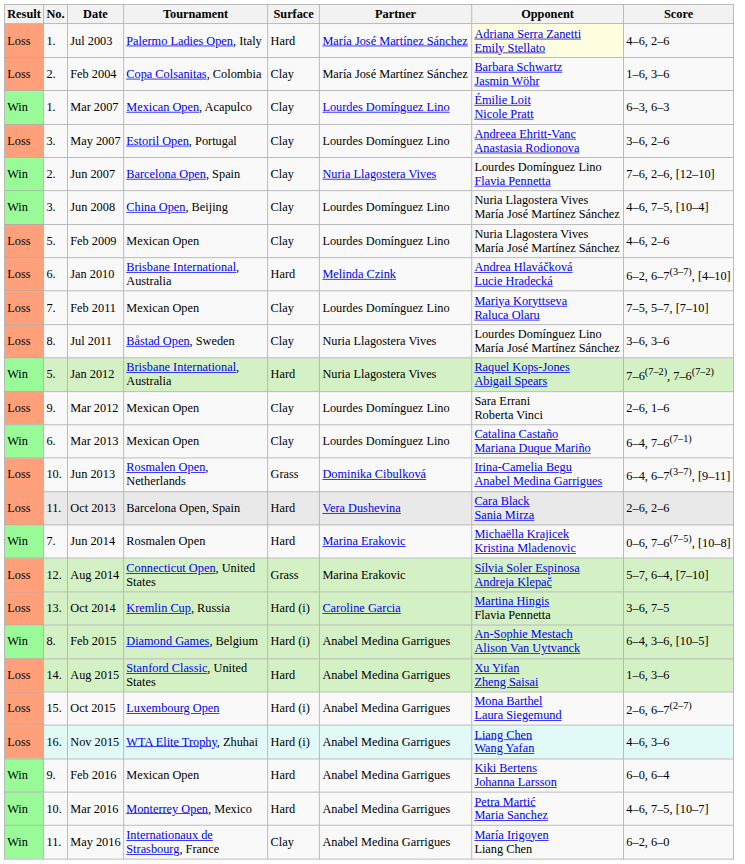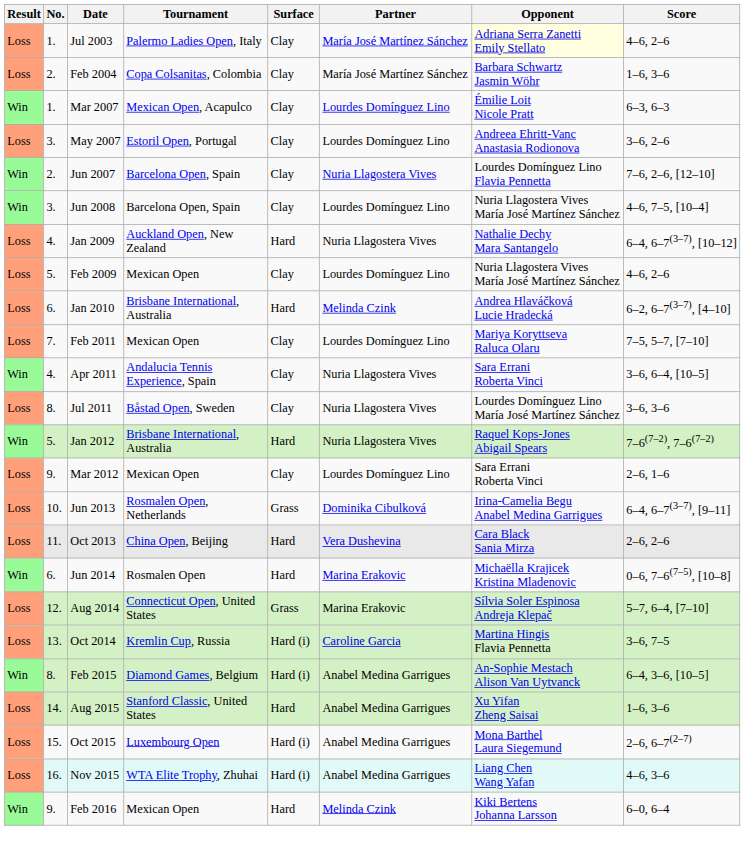(283, 40) Hard -> (282, 40) Clay
(177, 207) China Open, Beijing -> (183, 207) Barcelona Open, Spain
+ row: (92, 241)
+ row: (93, 374)
- row: (94, 441)
(183, 508) Barcelona Open, Spain -> (177, 541) China Open, Beijing
(51, 541) 7. -> (51, 575) 6.
(386, 775) Anabel Medina Garrigues -> (359, 808) Melinda Czink
- row: (94, 808)
- row: (95, 842)
